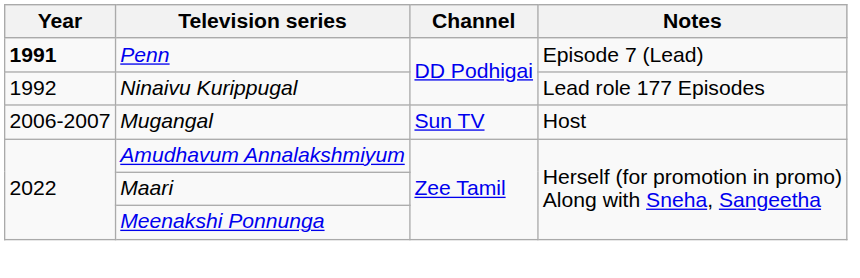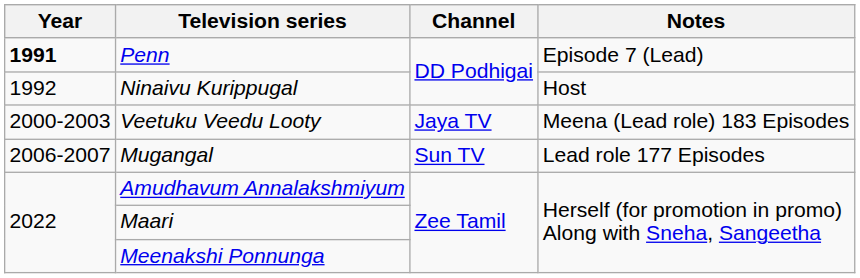(654, 88) Lead role 177 Episodes -> (564, 88) Host
+ row: (220, 121)
(564, 121) Host -> (654, 155) Lead role 177 Episodes
